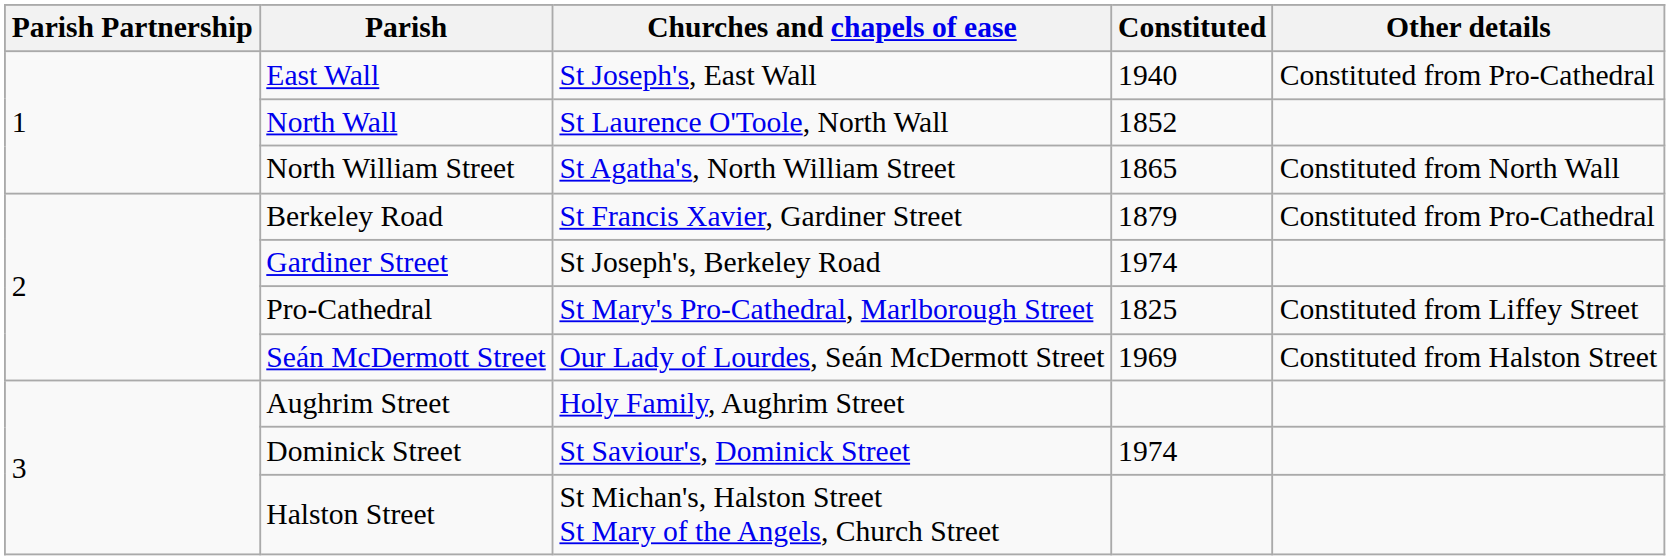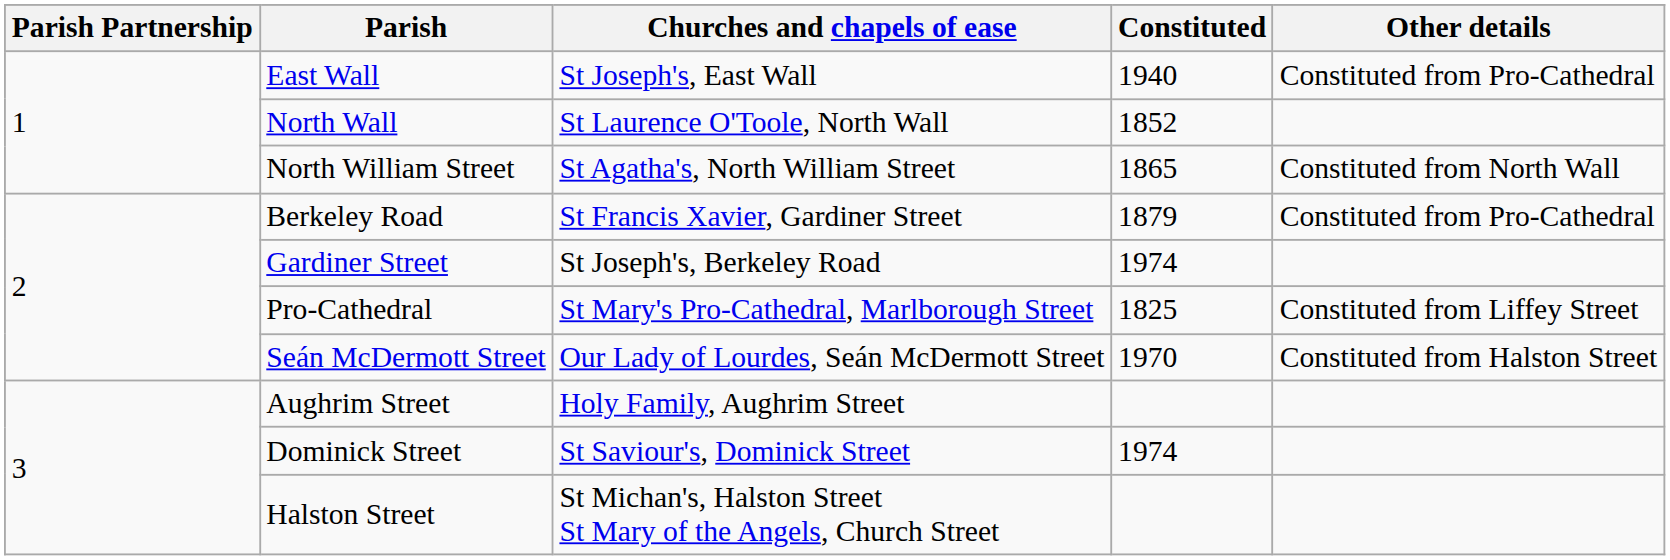(1148, 356) 1969 -> (1148, 356) 1970
